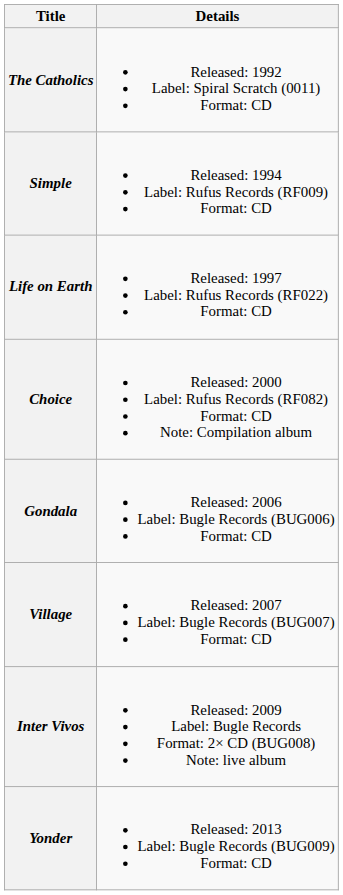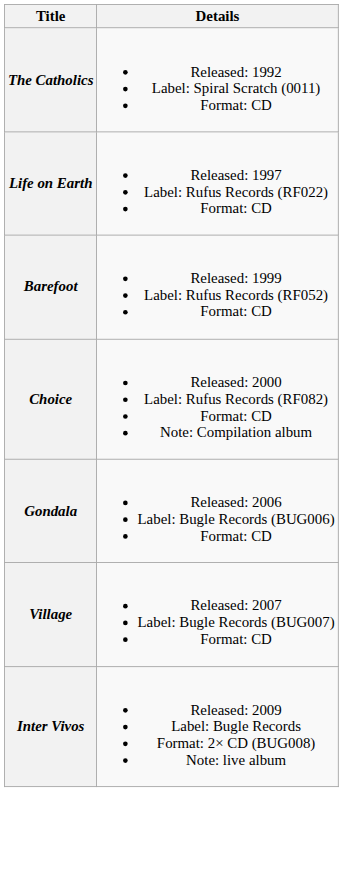- row: (51, 183)
+ row: (51, 287)
- row: (51, 838)
